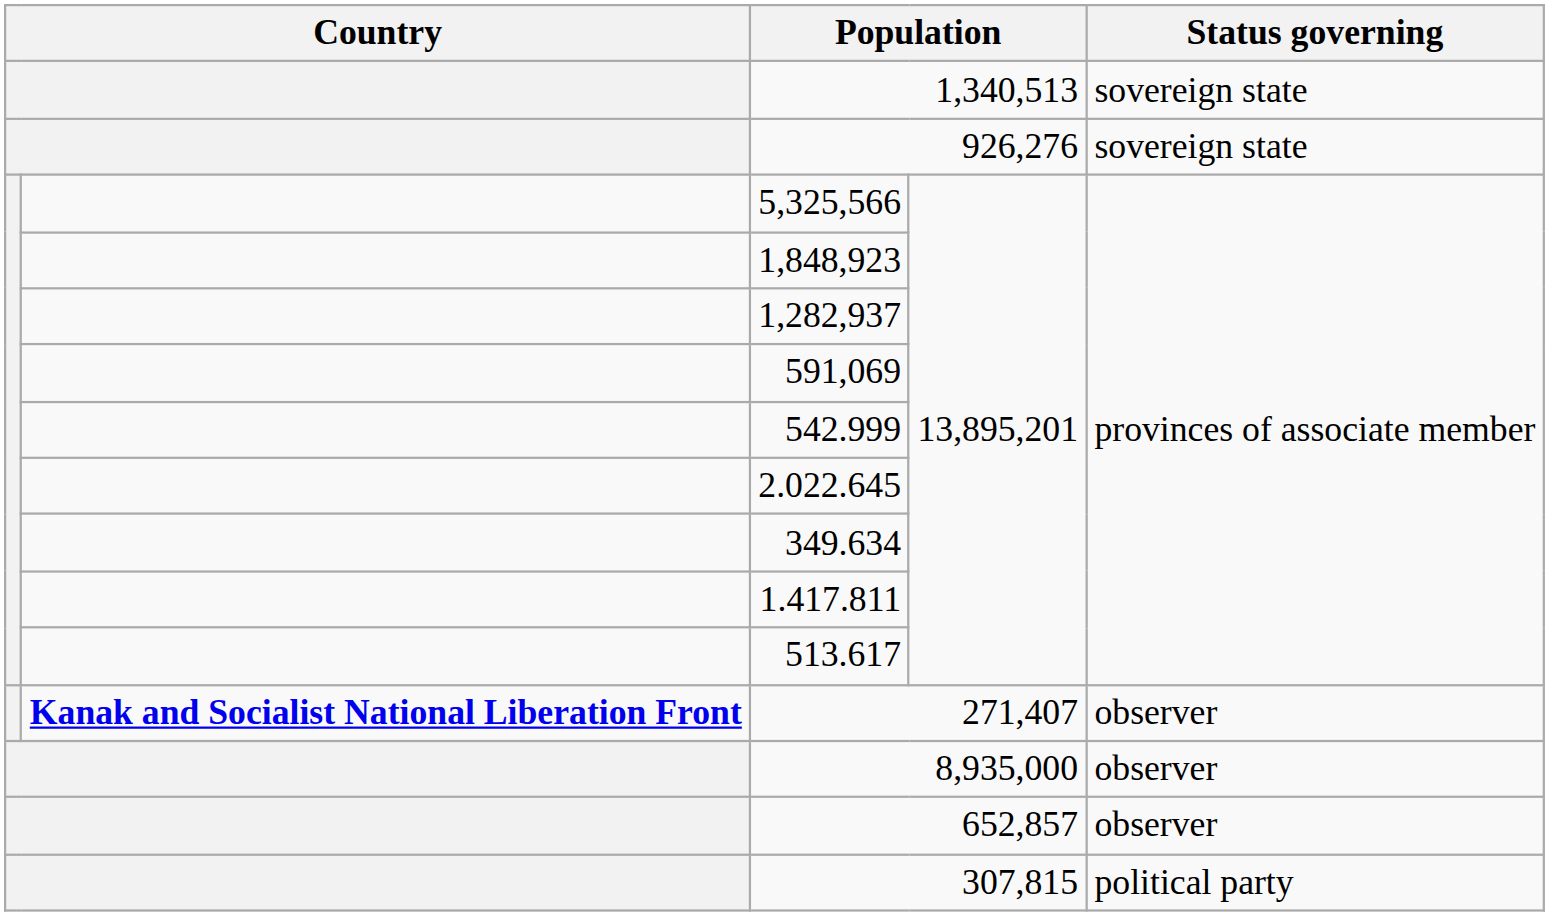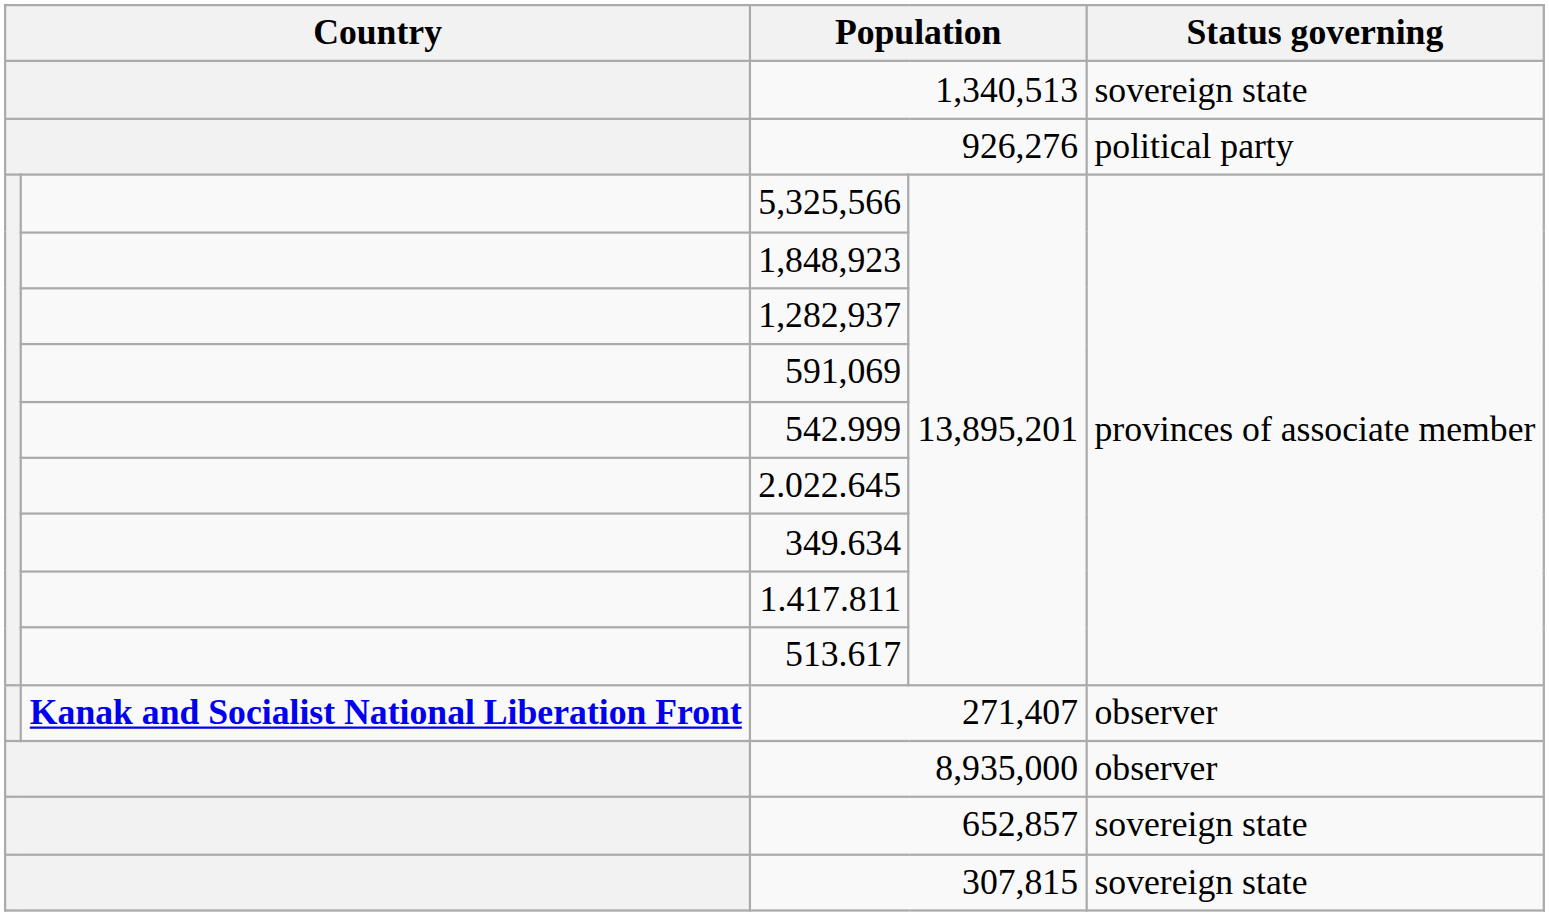(1201, 145) sovereign state -> (1194, 145) political party
(1156, 825) observer -> (1201, 825) sovereign state
(1194, 881) political party -> (1201, 881) sovereign state
